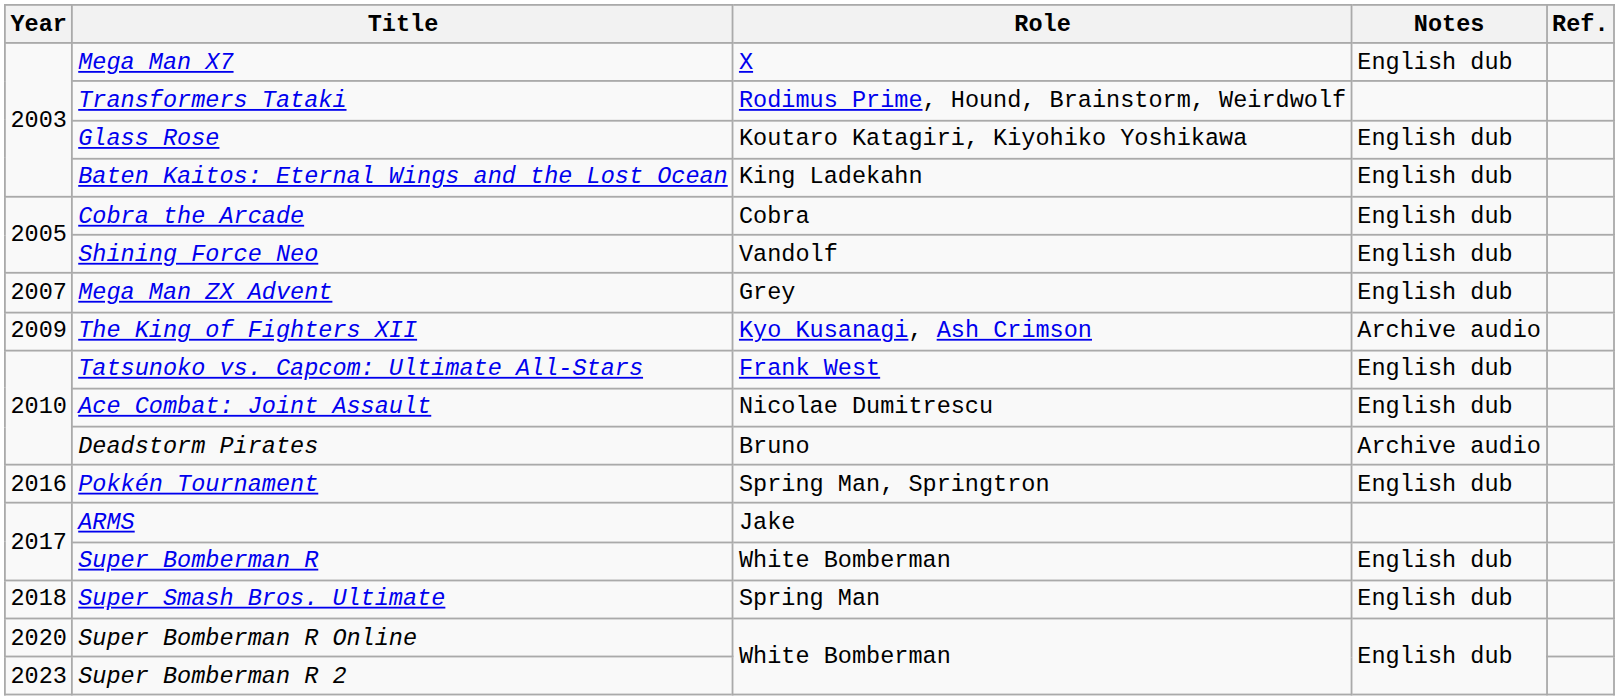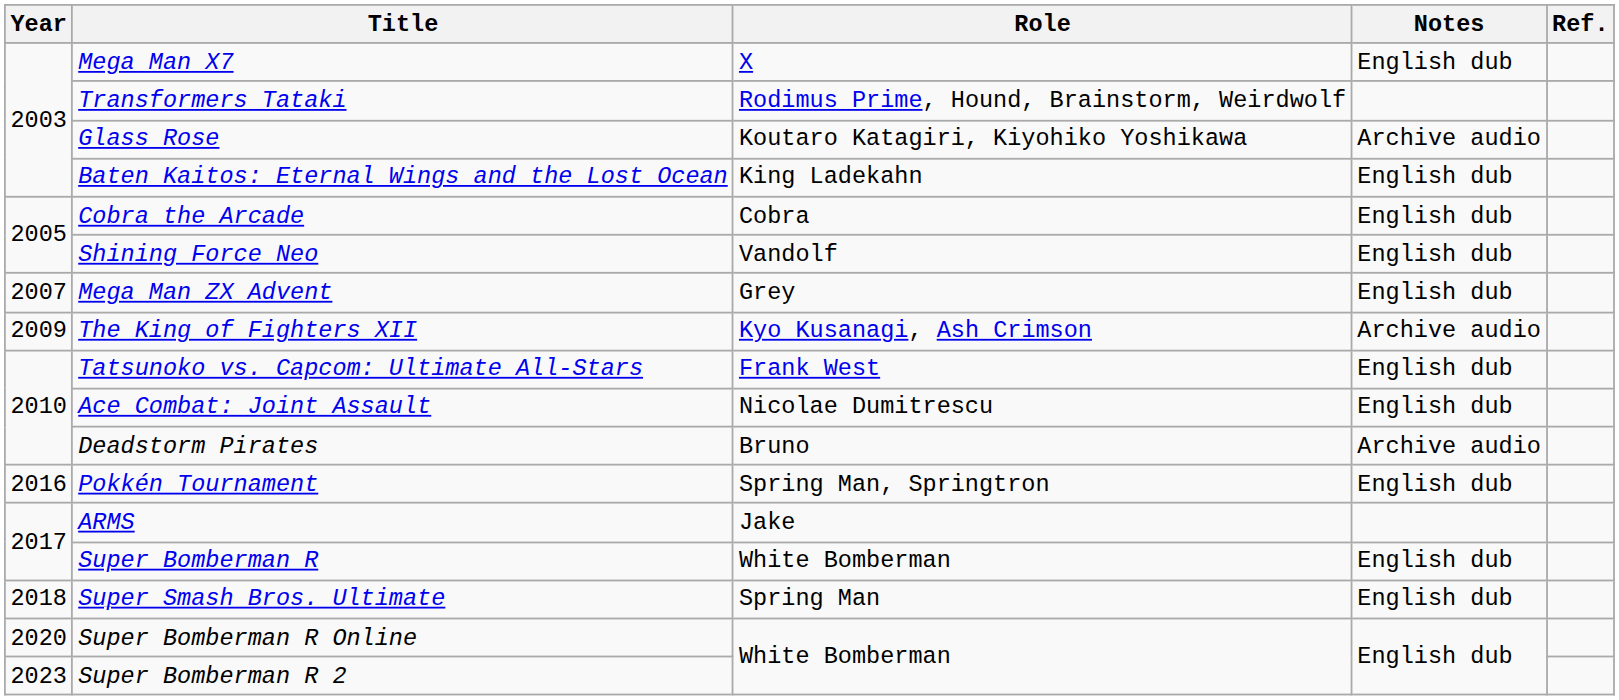(1435, 139) English dub -> (1449, 139) Archive audio
